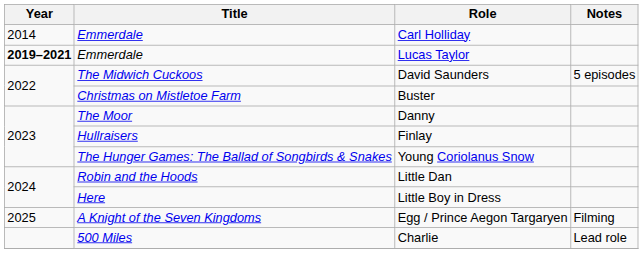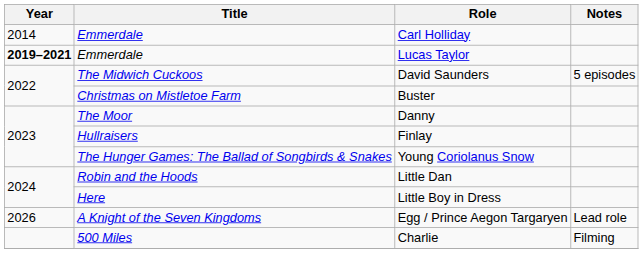(22, 217) 2025 -> (22, 217) 2026
(594, 217) Filming -> (600, 217) Lead role
(600, 237) Lead role -> (594, 237) Filming
